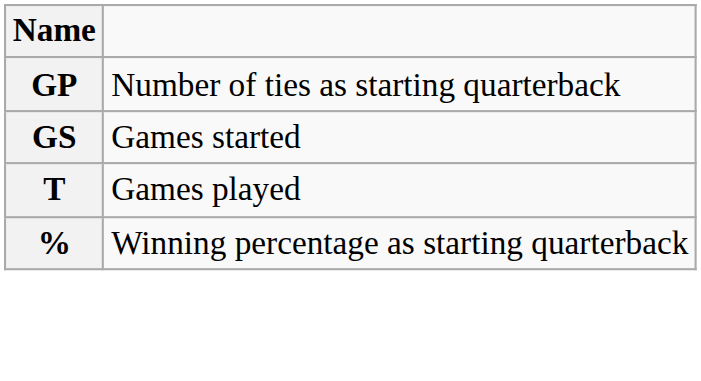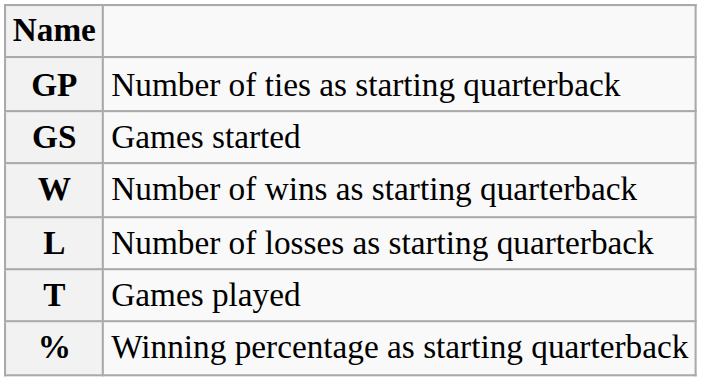+ row: (54, 189)
+ row: (54, 242)
